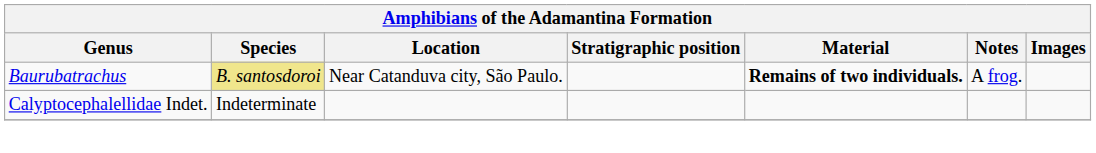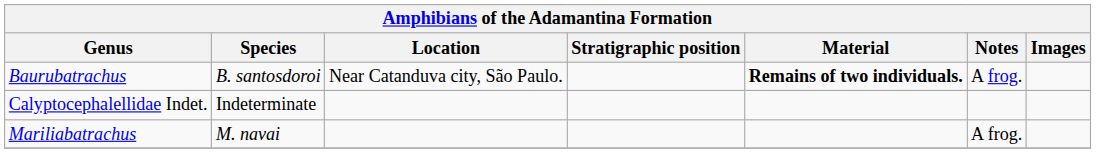(268, 76) khaki background -> (268, 76) no background
+ row: (73, 133)
